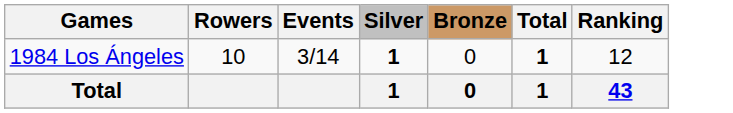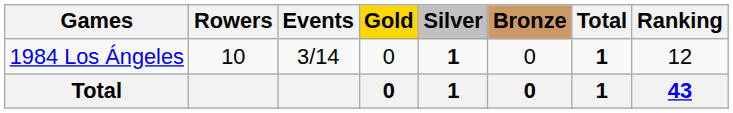+ column: (389, 21)
